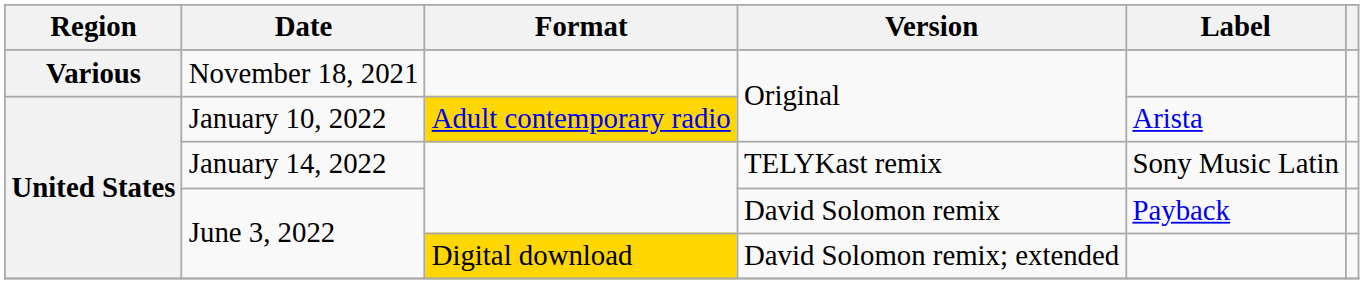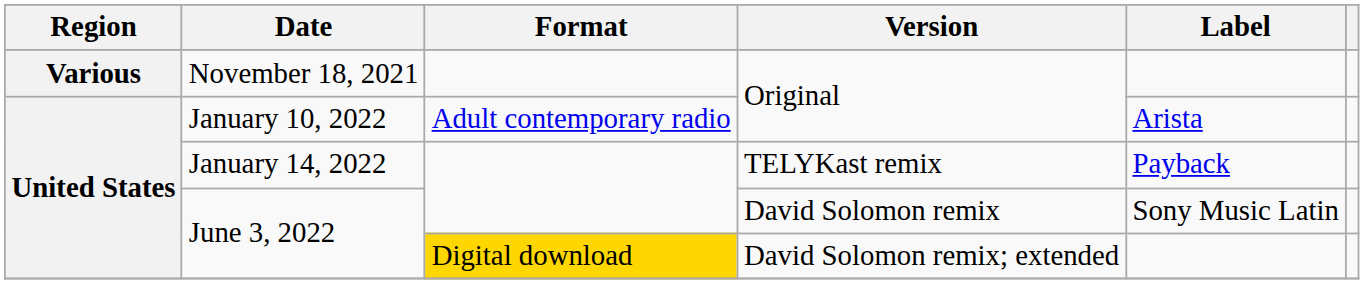(581, 118) gold background -> (581, 118) no background
(1236, 164) Sony Music Latin -> (1181, 164) Payback
(1181, 210) Payback -> (1236, 210) Sony Music Latin
